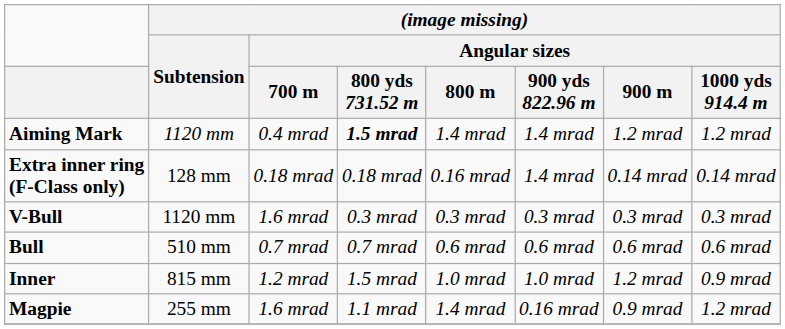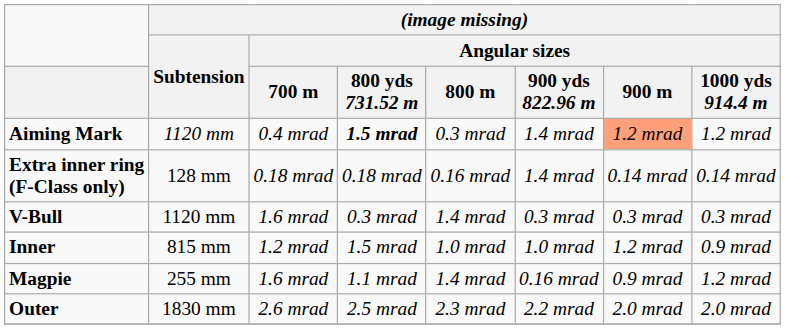(470, 133) 1.4 mrad -> (470, 133) 0.3 mrad
(647, 133) no background -> (647, 133) lightsalmon background
(470, 216) 0.3 mrad -> (470, 216) 1.4 mrad
- row: (26, 247)
+ row: (34, 309)
